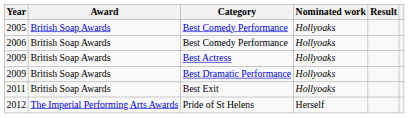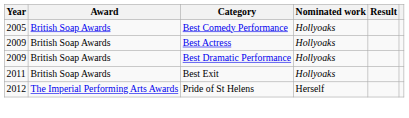- row: (16, 43)
